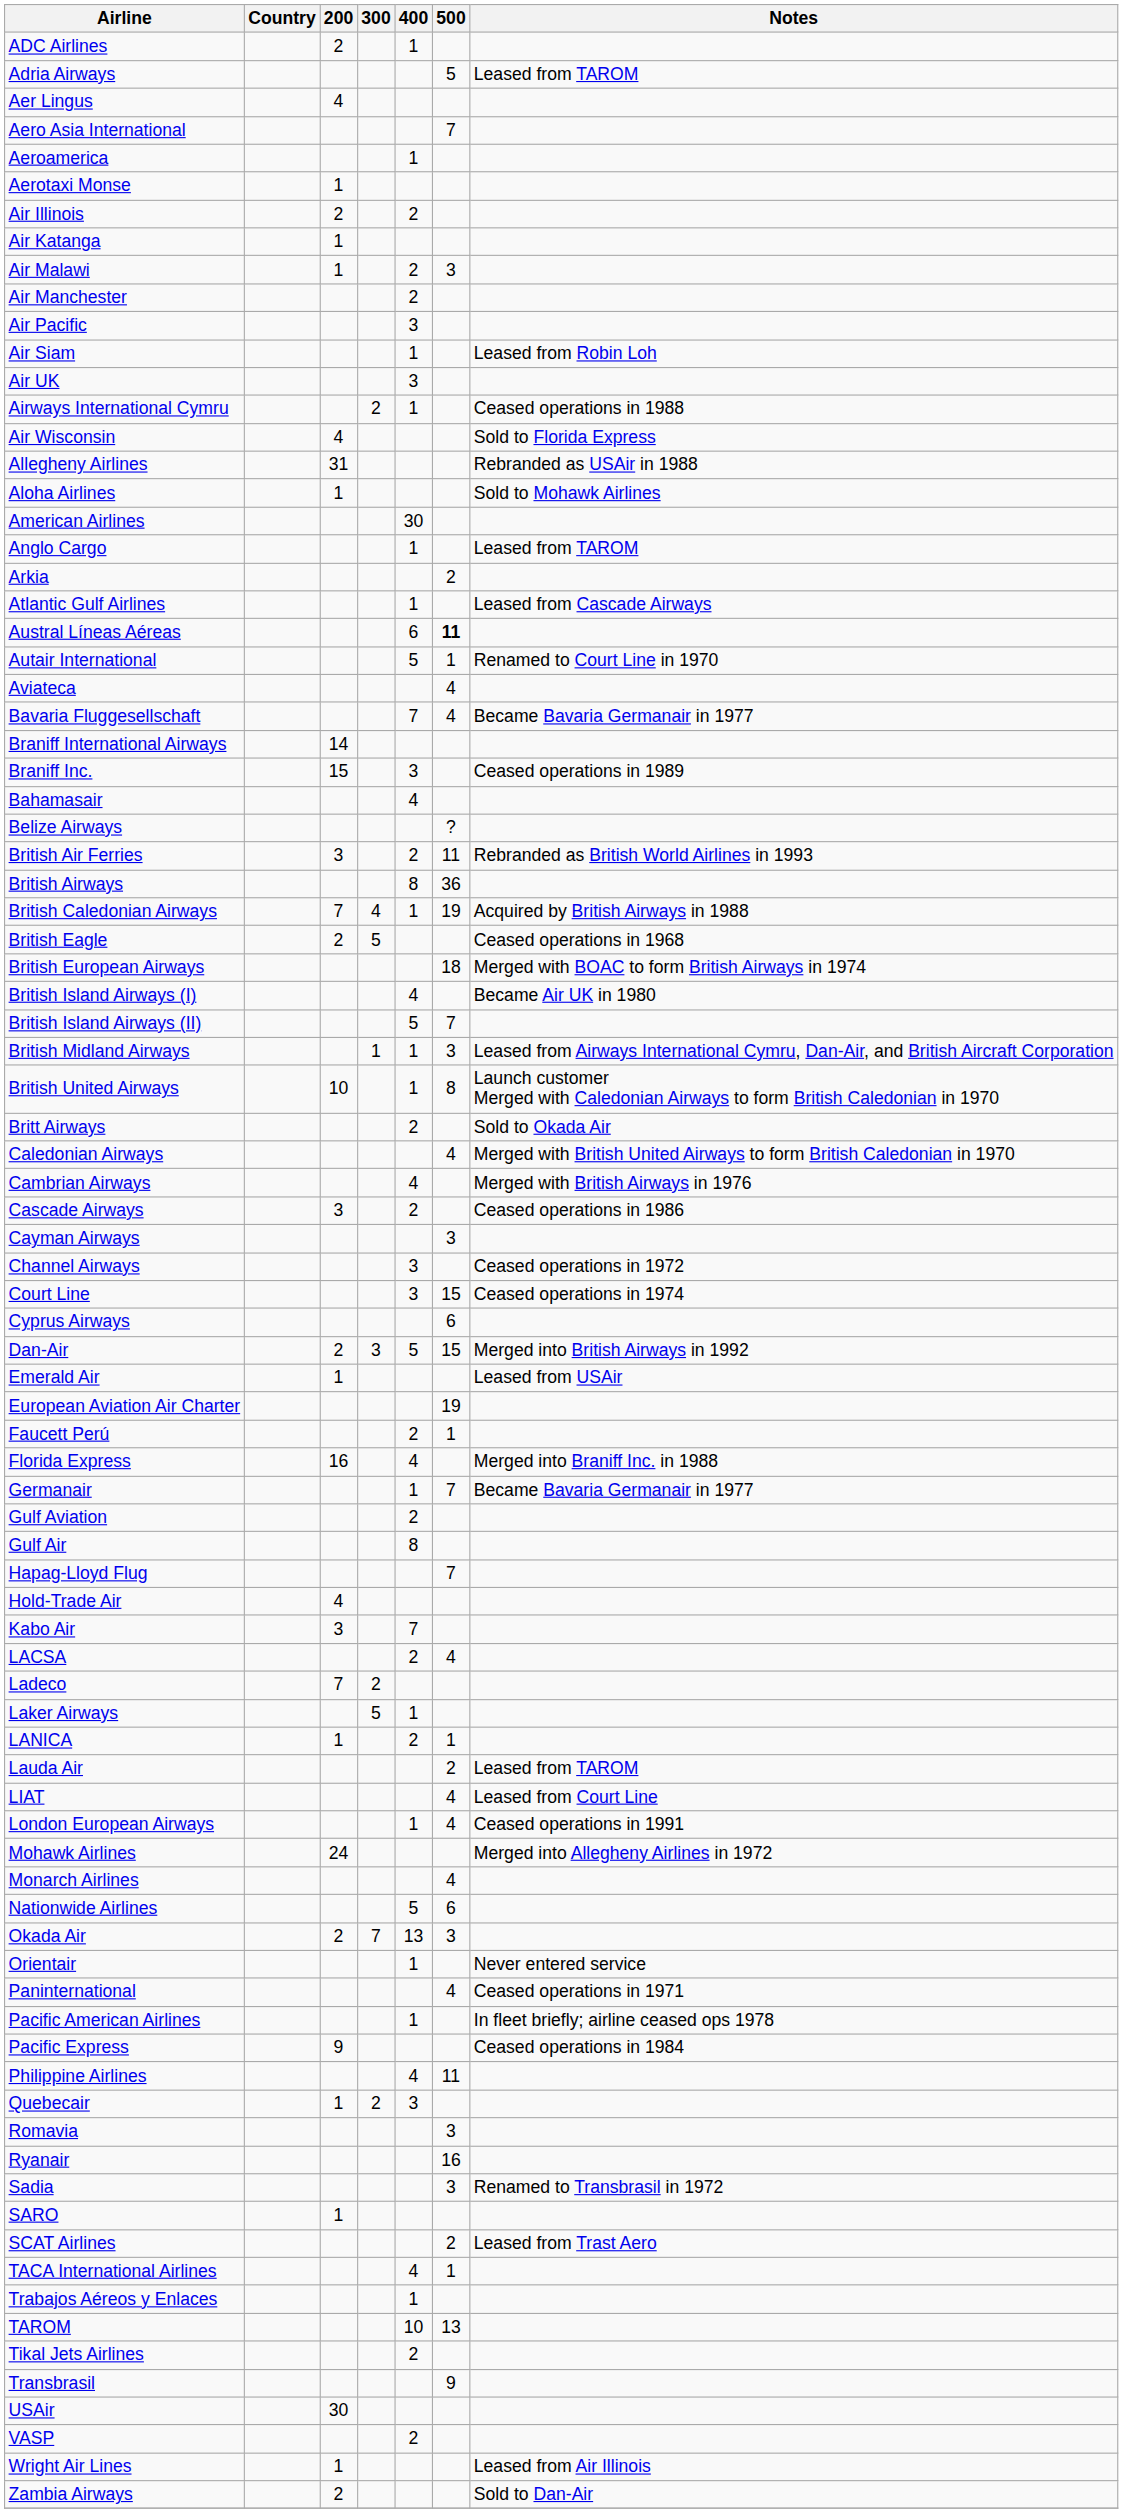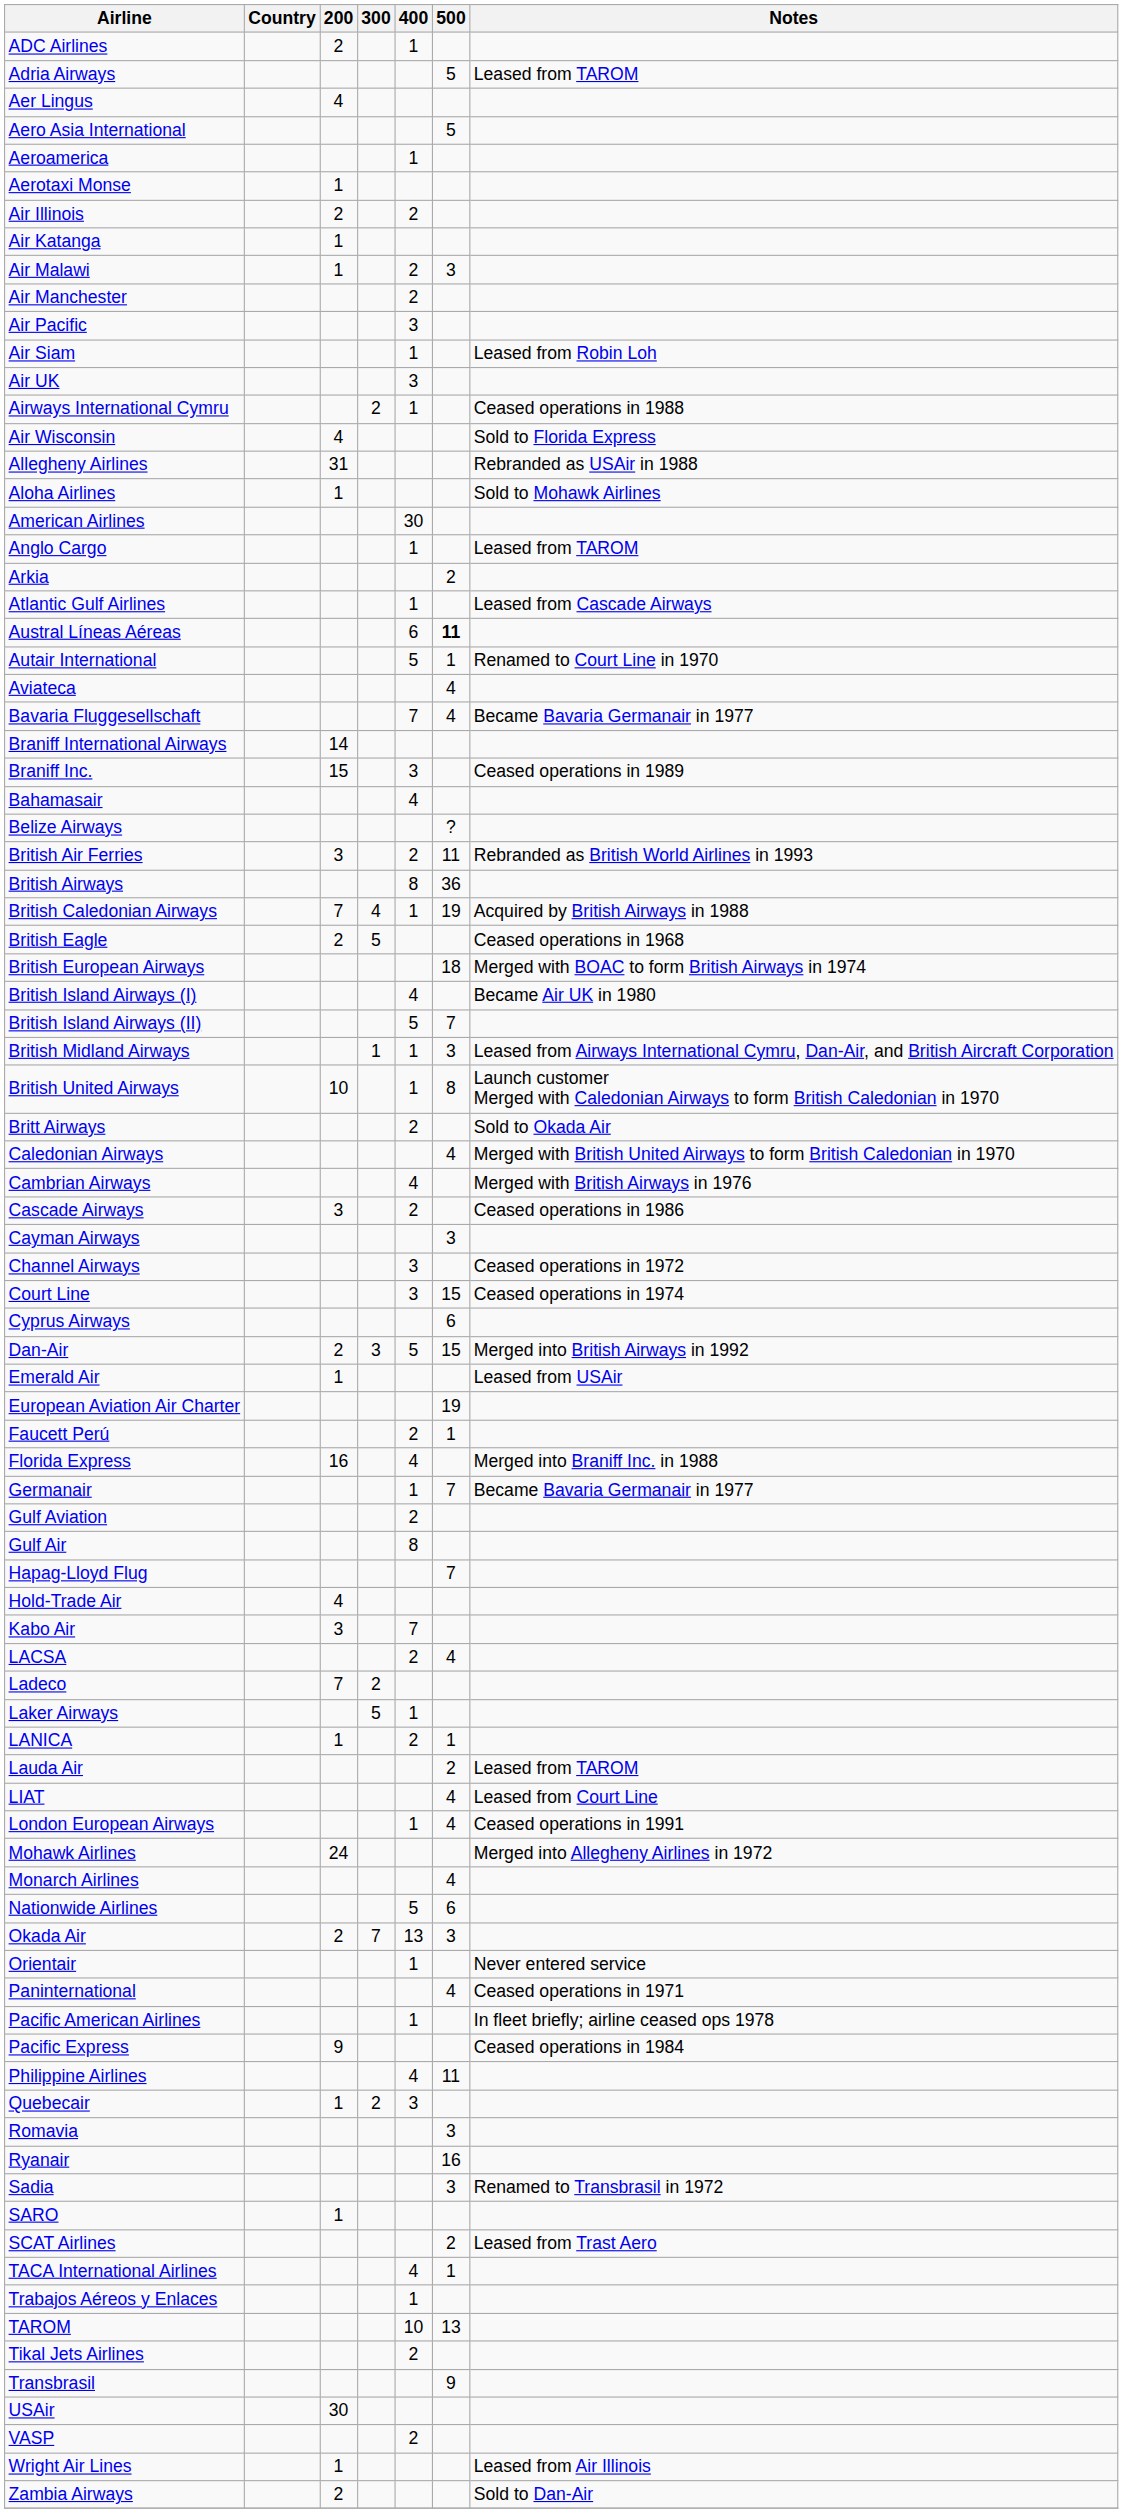(451, 130) 7 -> (451, 130) 5
